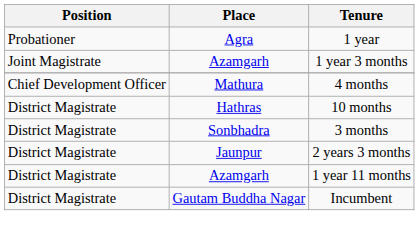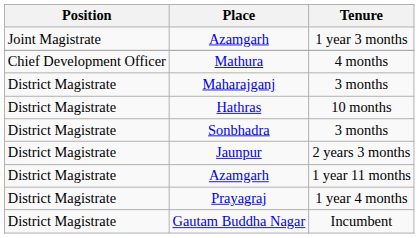- row: (239, 38)
+ row: (239, 84)
+ row: (239, 198)
